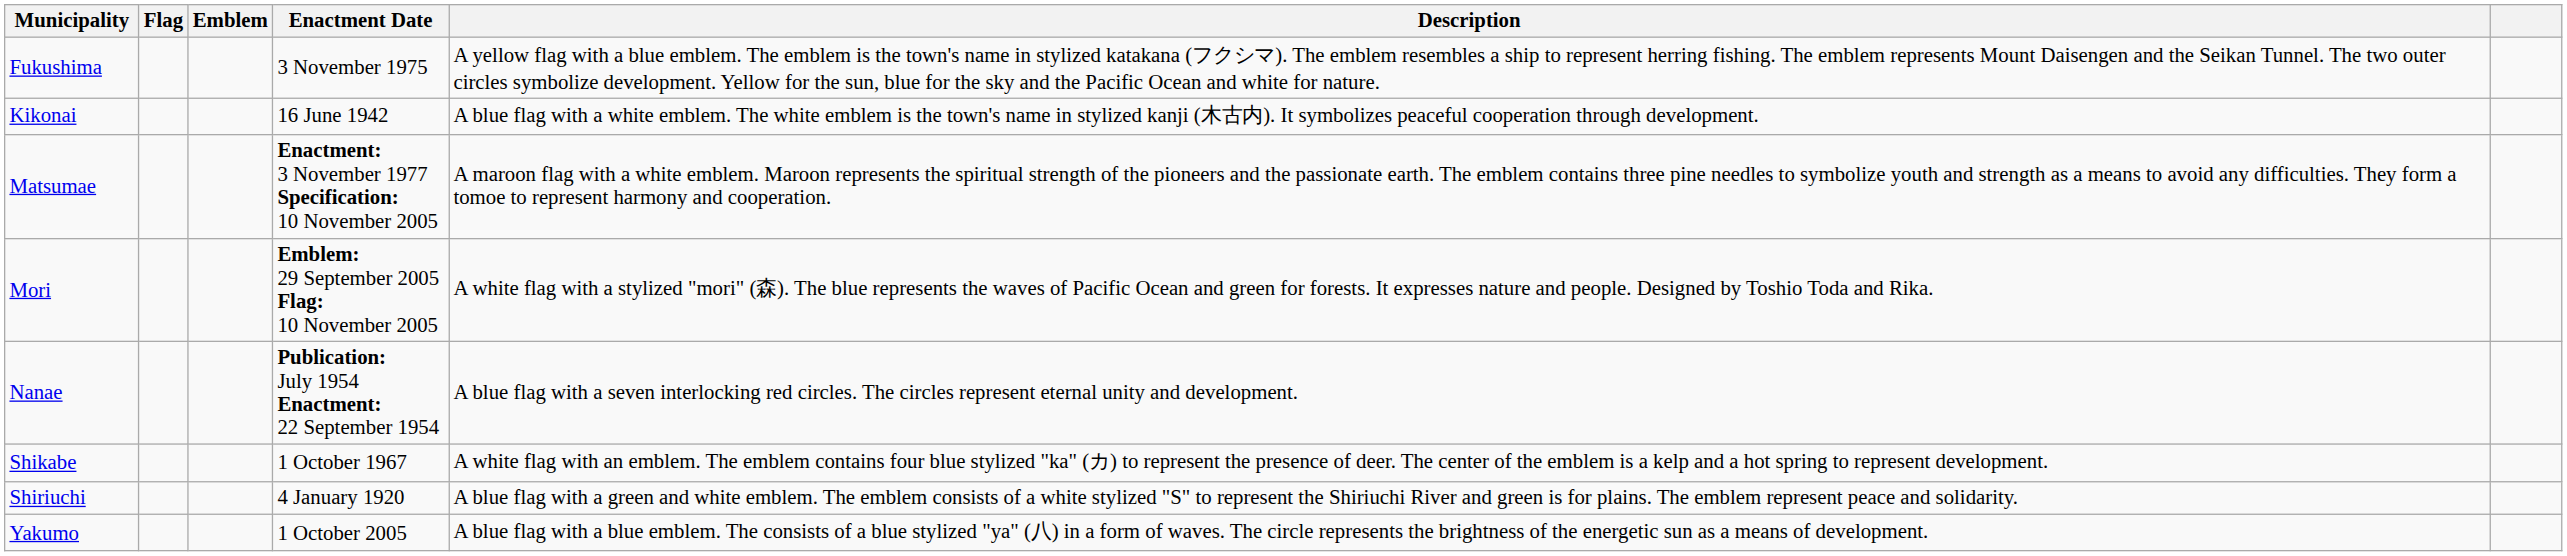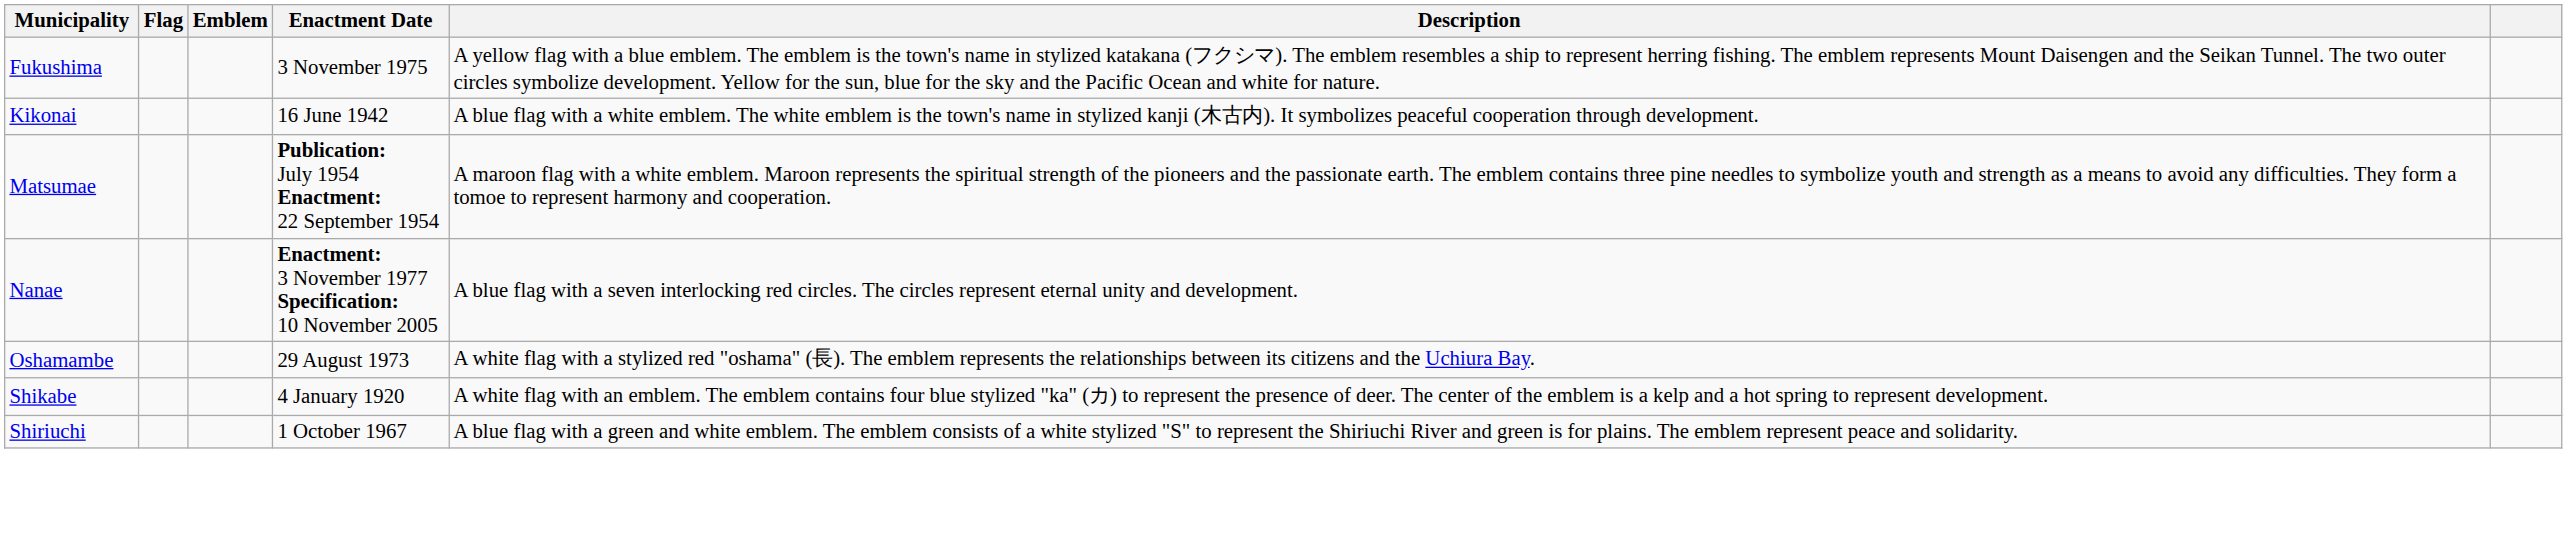(358, 186) Enactment: 3 November 1977 Specification: 10 November 2005 -> (358, 186) Publication: July 1954 Enactment: 22 September 1954
- row: (30, 289)
(358, 392) Publication: July 1954 Enactment: 22 September 1954 -> (358, 289) Enactment: 3 November 1977 Specification: 10 November 2005
+ row: (61, 359)
(342, 462) 1 October 1967 -> (341, 396) 4 January 1920
(341, 497) 4 January 1920 -> (342, 431) 1 October 1967
- row: (44, 532)
